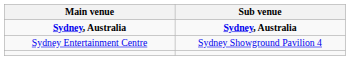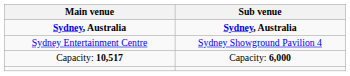+ row: (90, 58)
